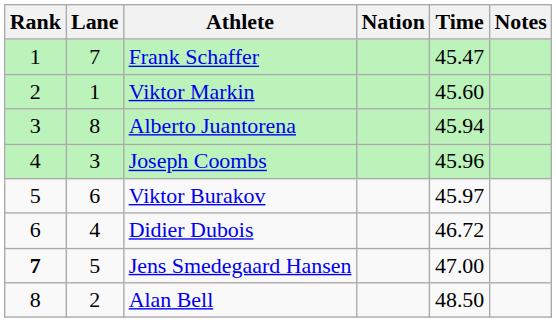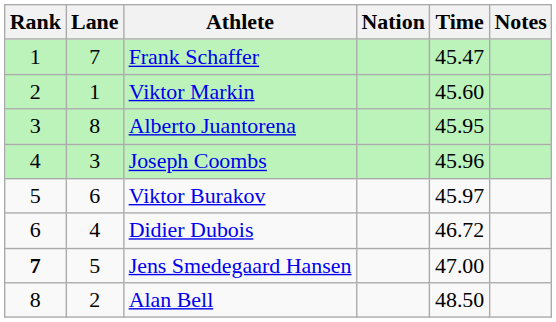(460, 126) 45.94 -> (460, 126) 45.95
